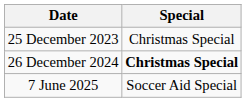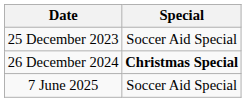(182, 39) Christmas Special -> (182, 39) Soccer Aid Special
